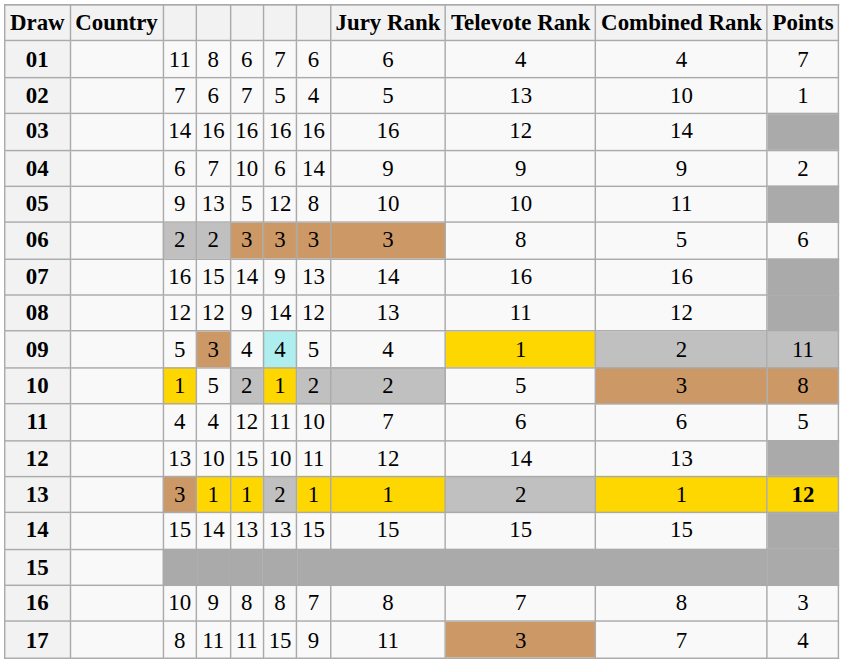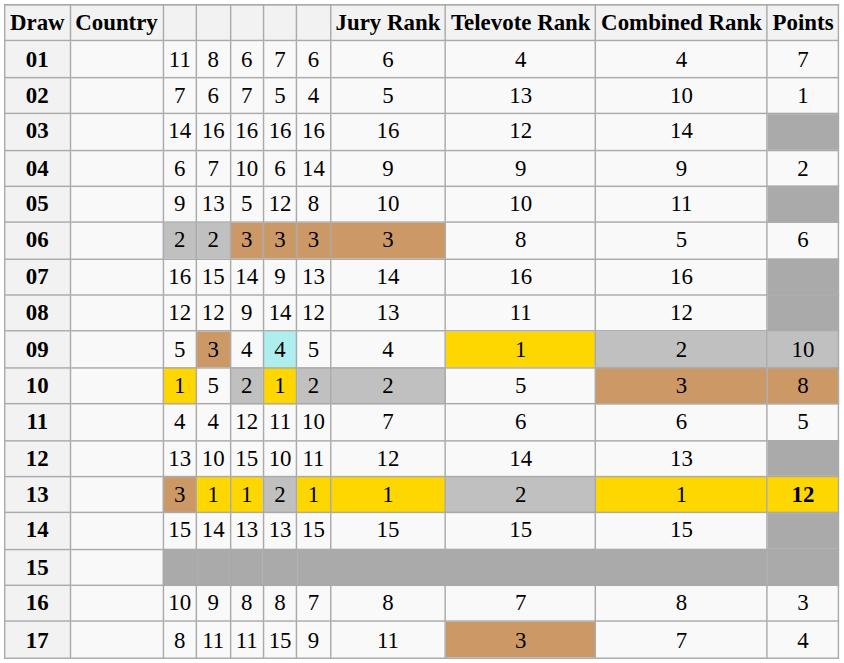(803, 349) 11 -> (803, 349) 10
